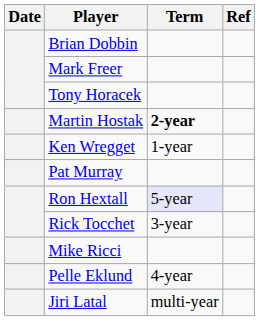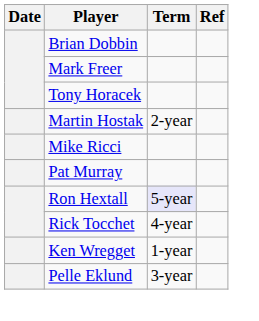(173, 120) bold -> (172, 120) normal
rows swapped: (85, 250) <-> (92, 146)
(172, 224) 3-year -> (172, 224) 4-year
(172, 276) 4-year -> (172, 276) 3-year
- row: (78, 302)
